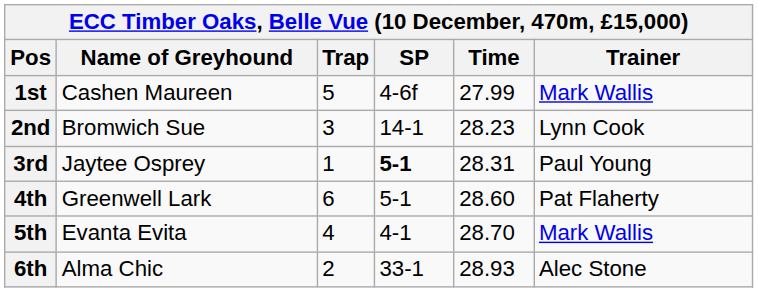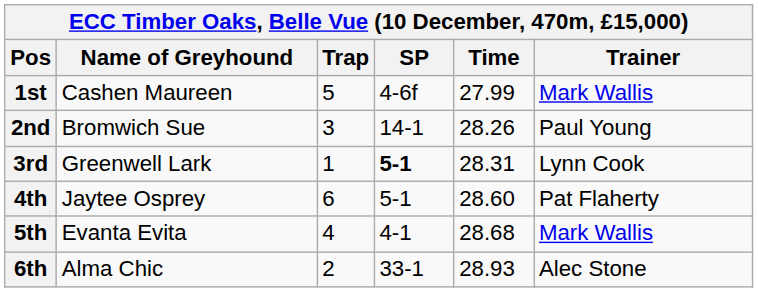(487, 127) 28.23 -> (487, 127) 28.26
(592, 127) Lynn Cook -> (595, 127) Paul Young
(133, 163) Jaytee Osprey -> (137, 163) Greenwell Lark
(595, 163) Paul Young -> (592, 163) Lynn Cook
(137, 198) Greenwell Lark -> (133, 198) Jaytee Osprey
(487, 233) 28.70 -> (487, 233) 28.68
